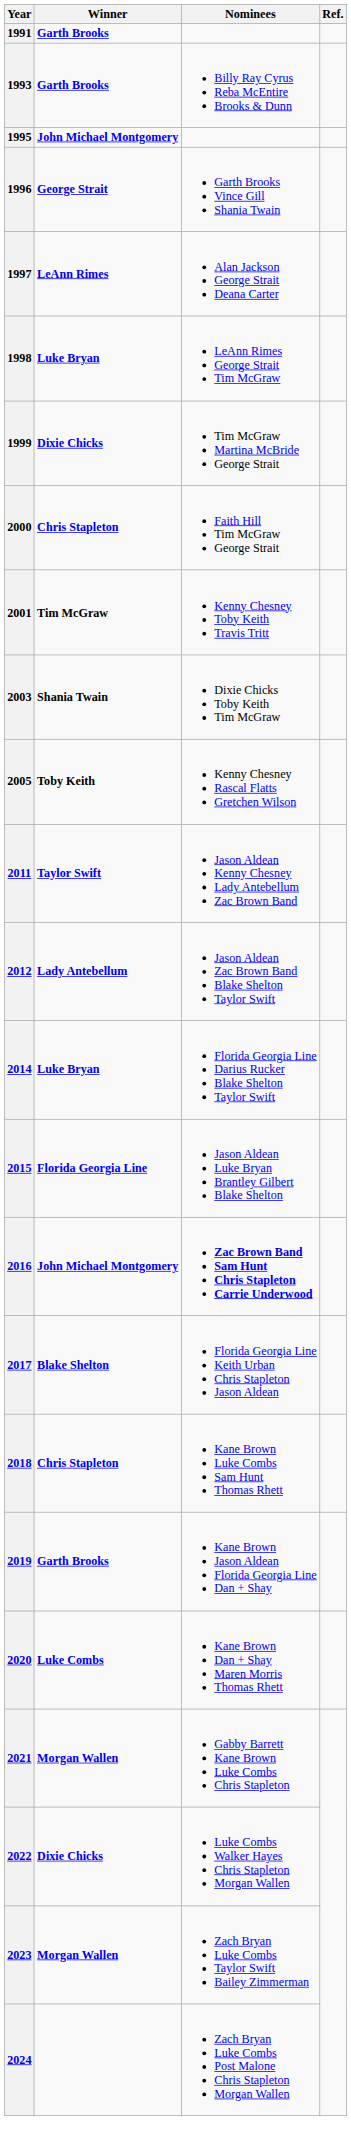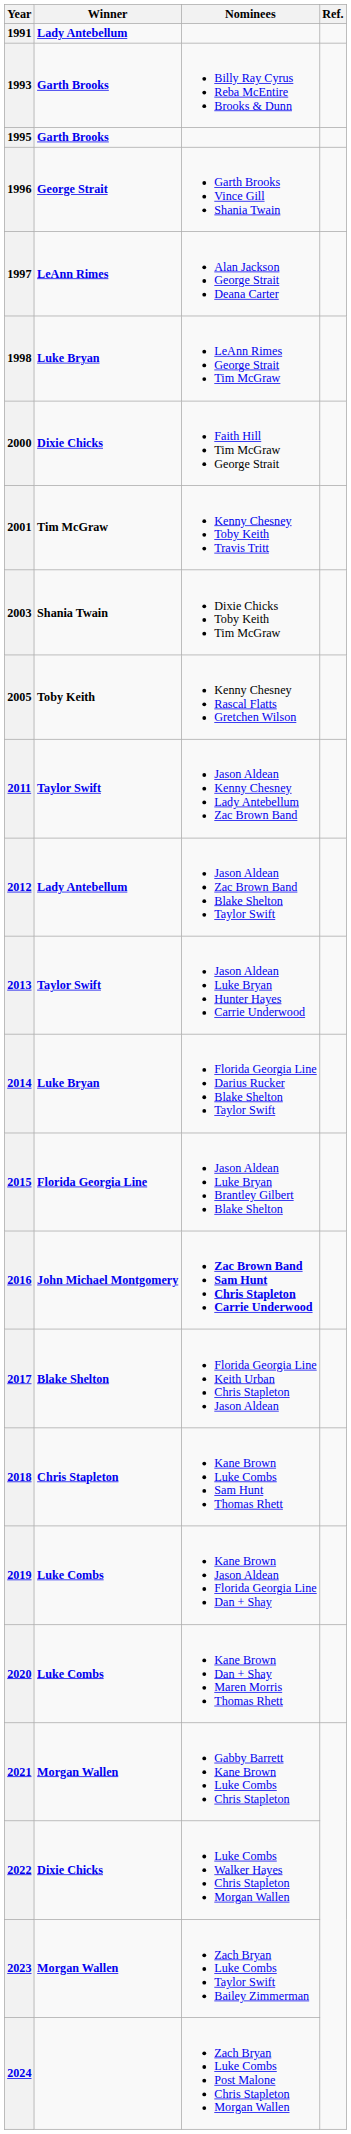(73, 33) Garth Brooks -> (82, 33) Lady Antebellum
(108, 137) John Michael Montgomery -> (73, 137) Garth Brooks
- row: (19, 443)
(78, 527) Chris Stapleton -> (70, 443) Dixie Chicks
+ row: (19, 985)
(73, 1561) Garth Brooks -> (70, 1575) Luke Combs
